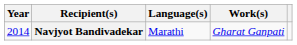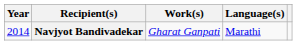columns swapped: (248, 13) <-> (178, 13)
